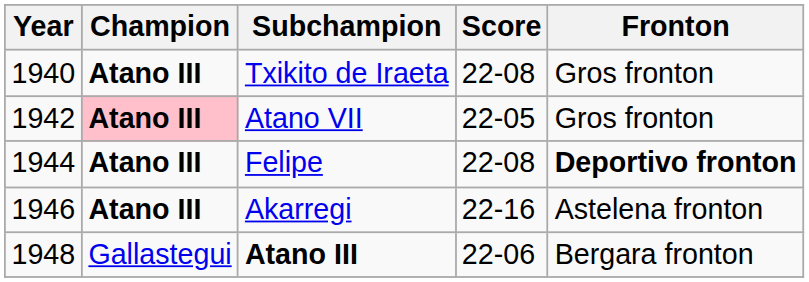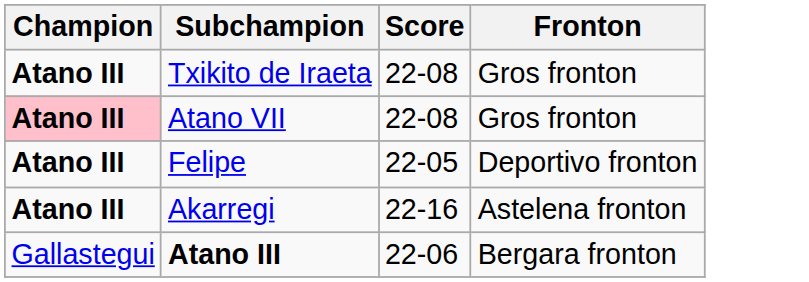- column: (43, 27)
(498, 118) 22-05 -> (422, 118) 22-08
(498, 163) 22-08 -> (422, 163) 22-05
(676, 163) bold -> (588, 163) normal
